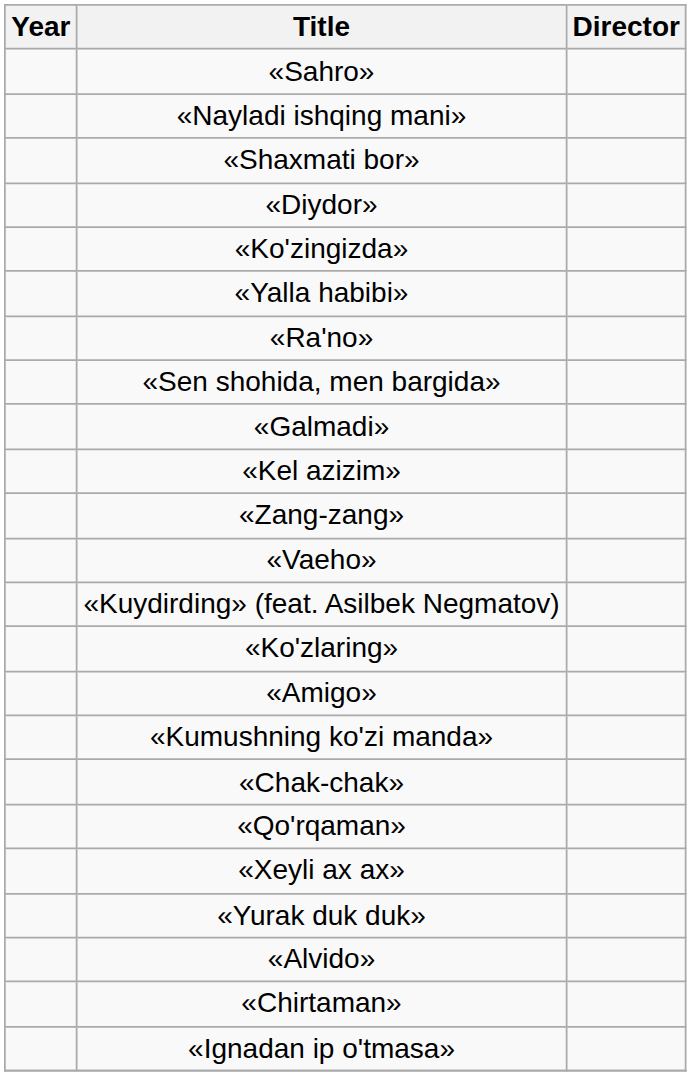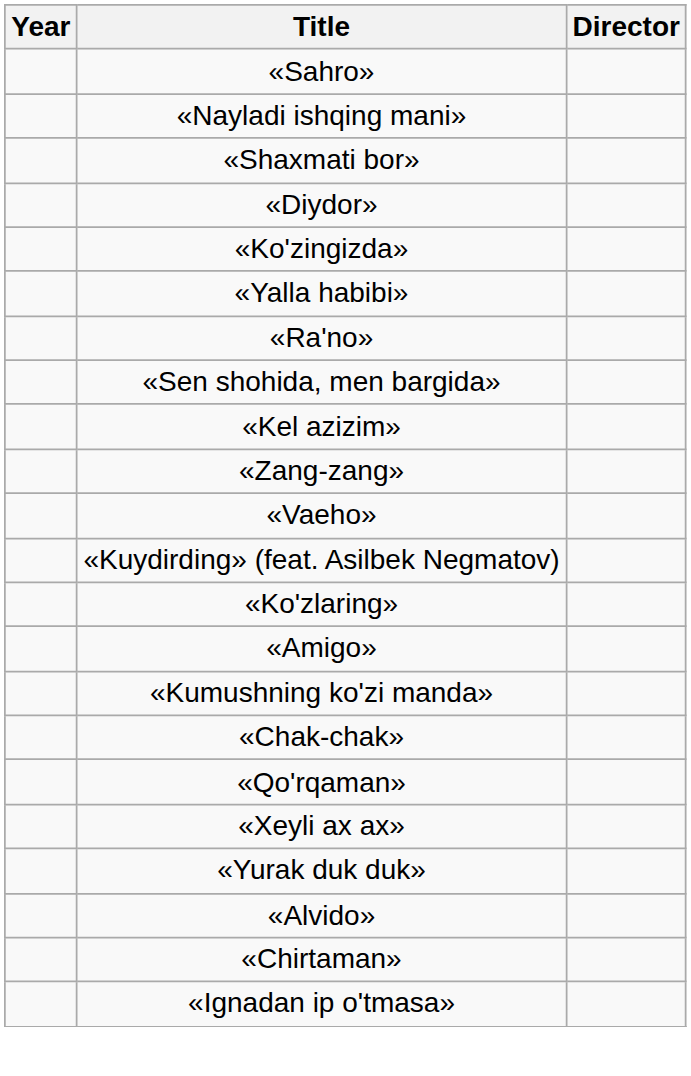- row: (322, 426)
